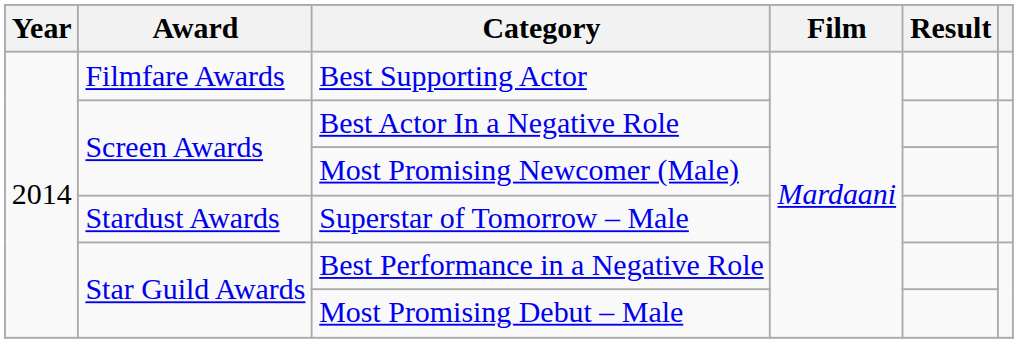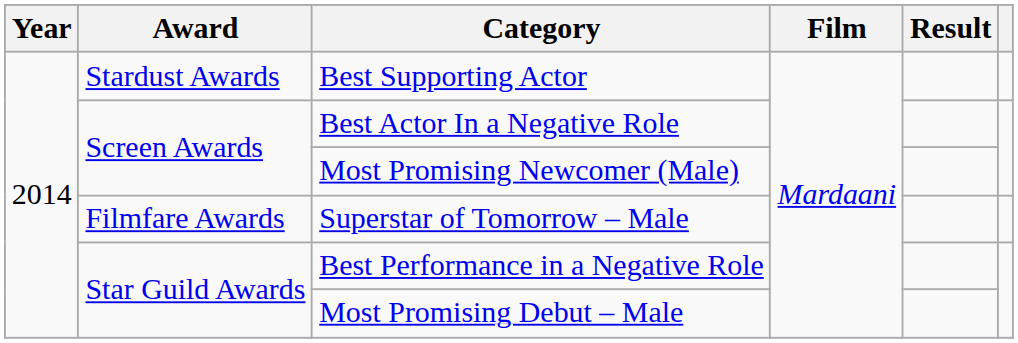(185, 75) Filmfare Awards -> (183, 75) Stardust Awards
(183, 218) Stardust Awards -> (185, 218) Filmfare Awards
